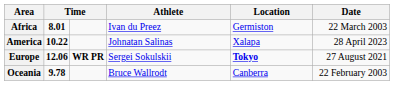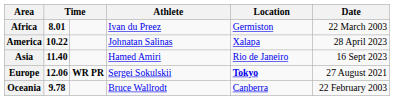+ row: (24, 57)
